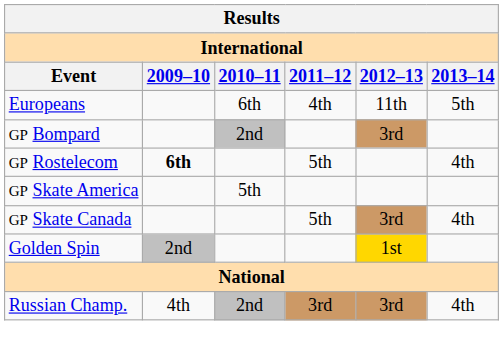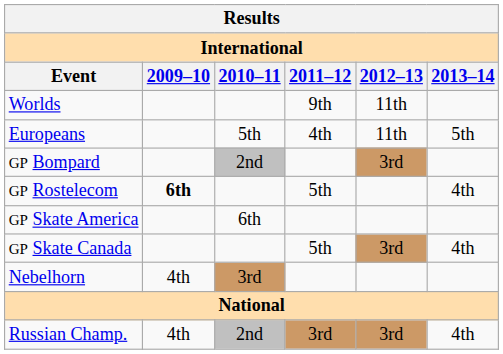+ row: (35, 104)
(250, 104) 6th -> (250, 133) 5th
(250, 190) 5th -> (250, 219) 6th
+ row: (47, 276)
- row: (54, 248)
